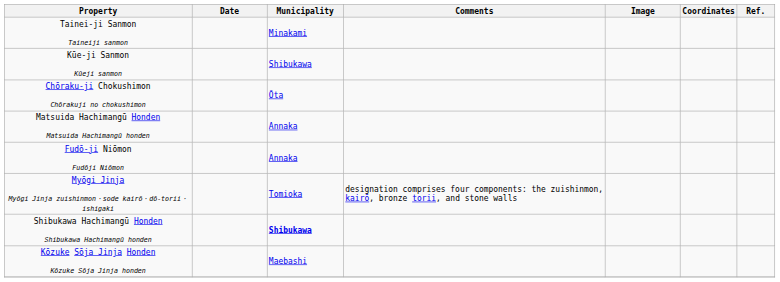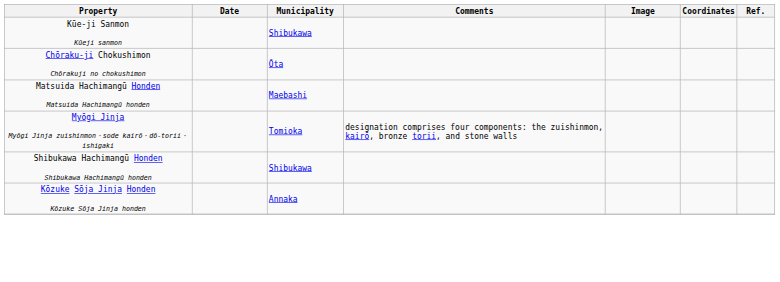- row: (98, 33)
(283, 127) Annaka -> (288, 95) Maebashi
- row: (98, 158)
(290, 230) bold -> (290, 167) normal
(288, 261) Maebashi -> (283, 199) Annaka
